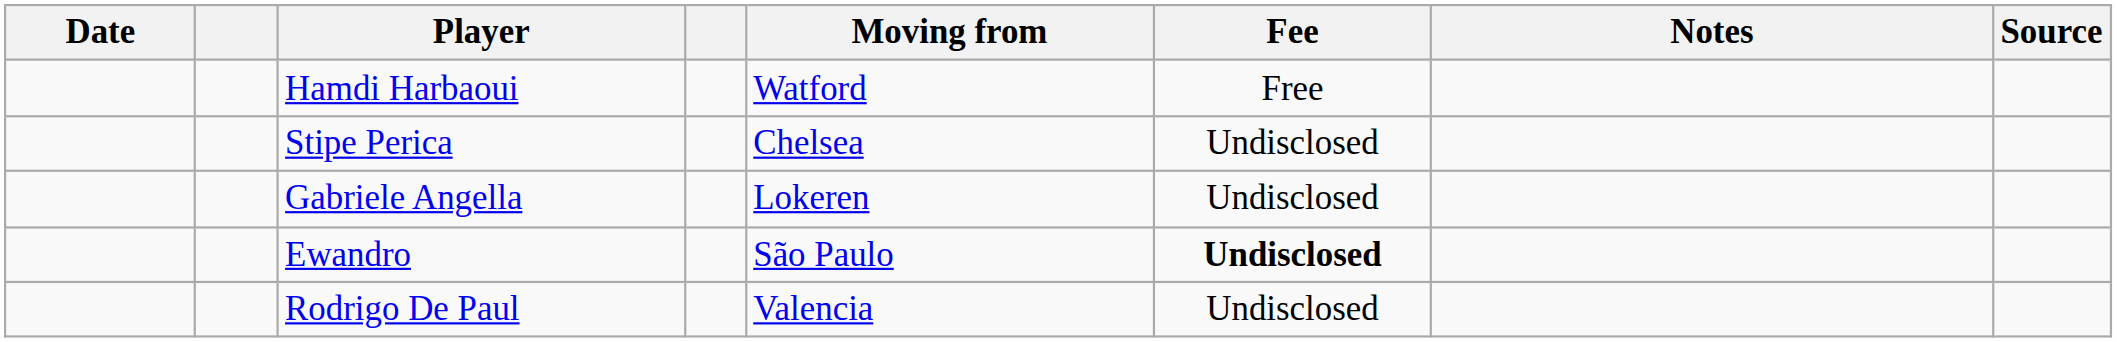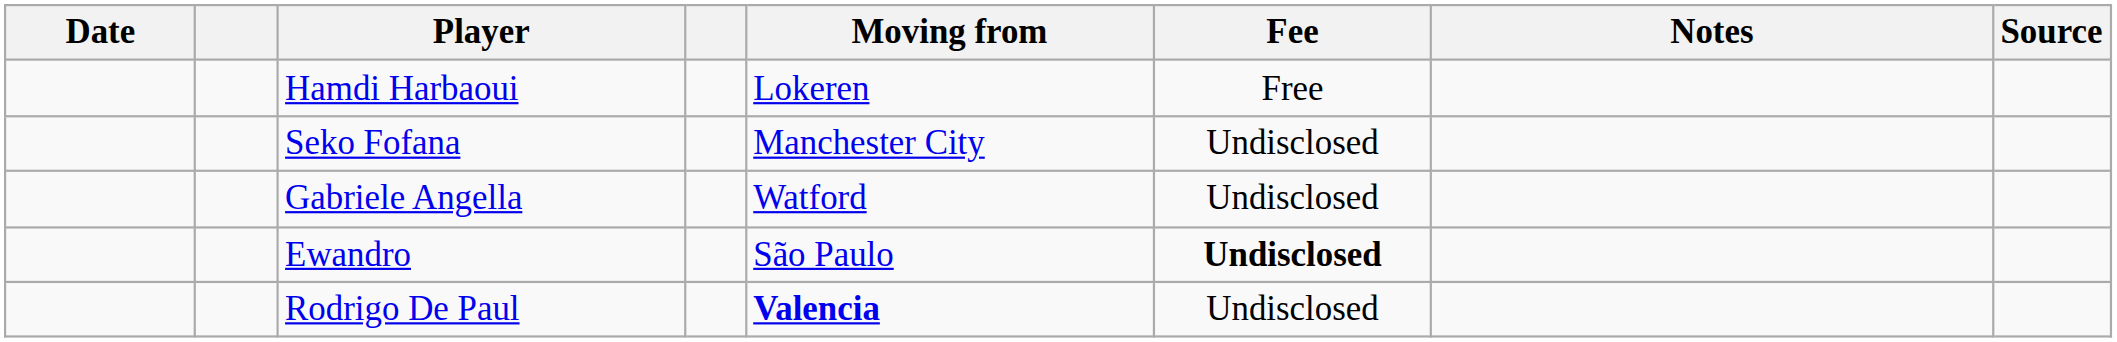(810, 87) Watford -> (811, 87) Lokeren
- row: (369, 142)
+ row: (373, 142)
(811, 198) Lokeren -> (810, 198) Watford
(813, 308) normal -> (817, 308) bold
